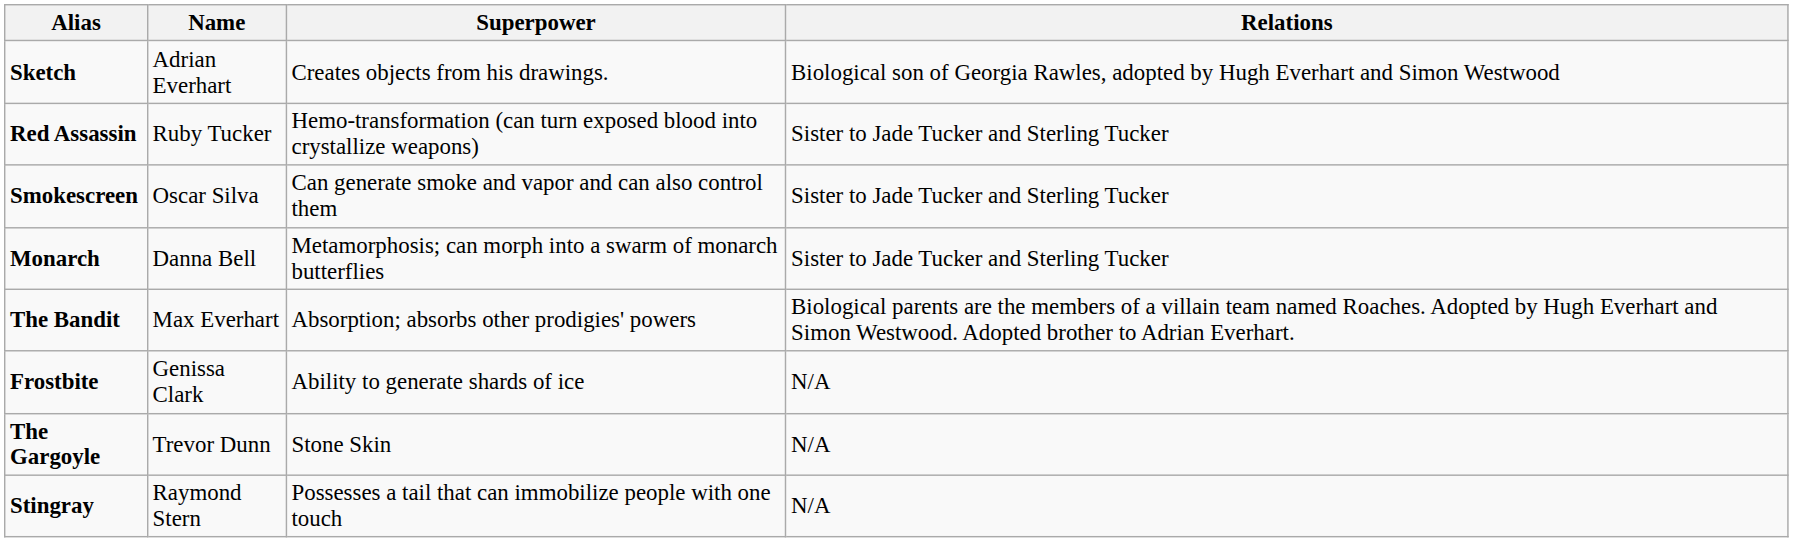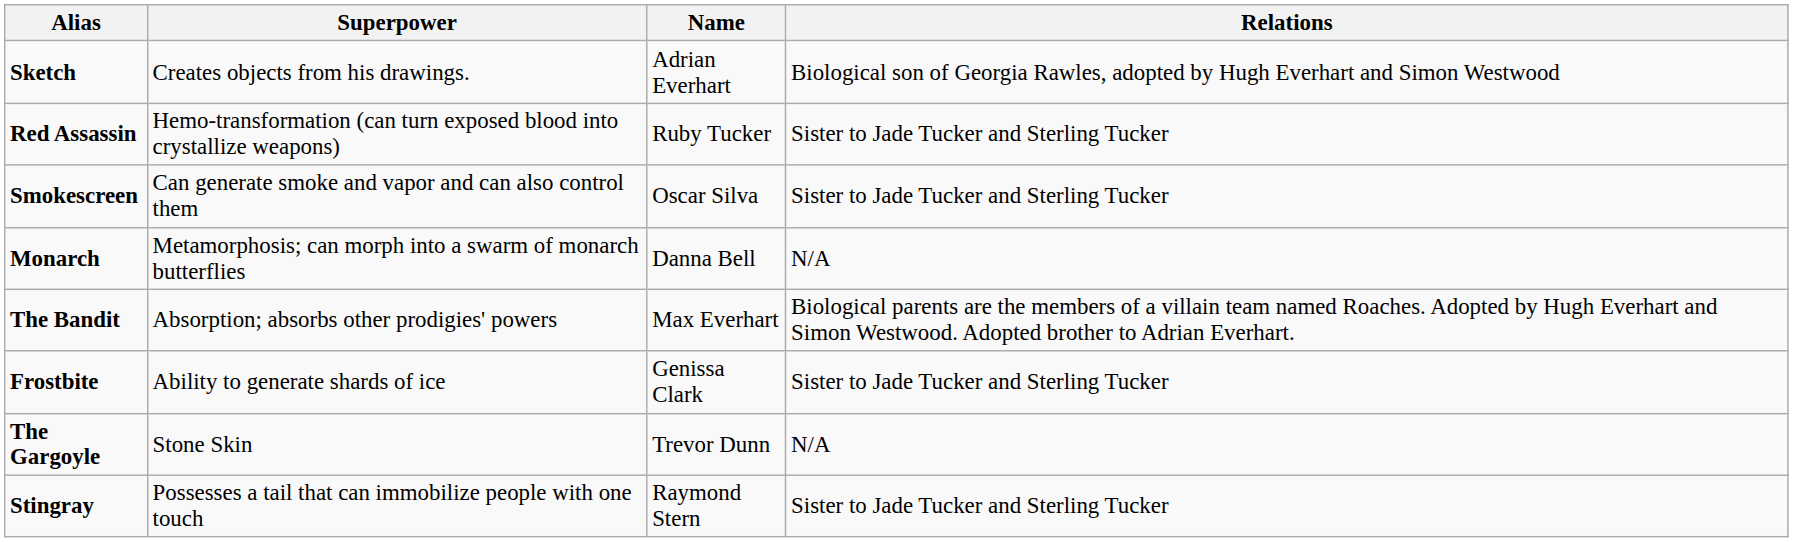columns swapped: (217, 22) <-> (536, 22)
(980, 257) Sister to Jade Tucker and Sterling Tucker -> (811, 257) N/A
(811, 381) N/A -> (980, 381) Sister to Jade Tucker and Sterling Tucker
(811, 505) N/A -> (980, 505) Sister to Jade Tucker and Sterling Tucker
